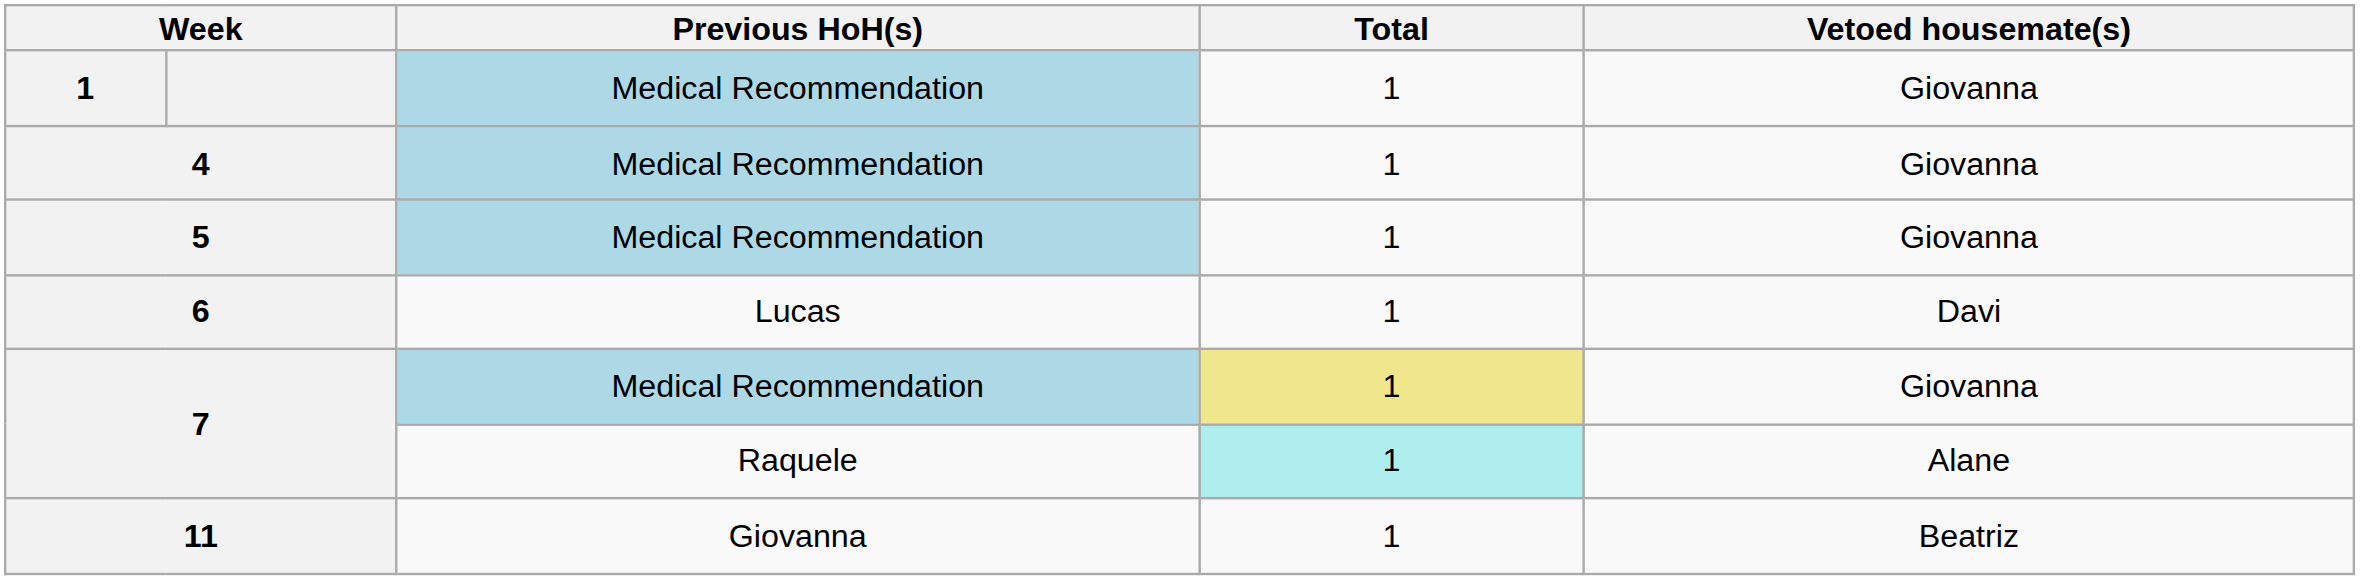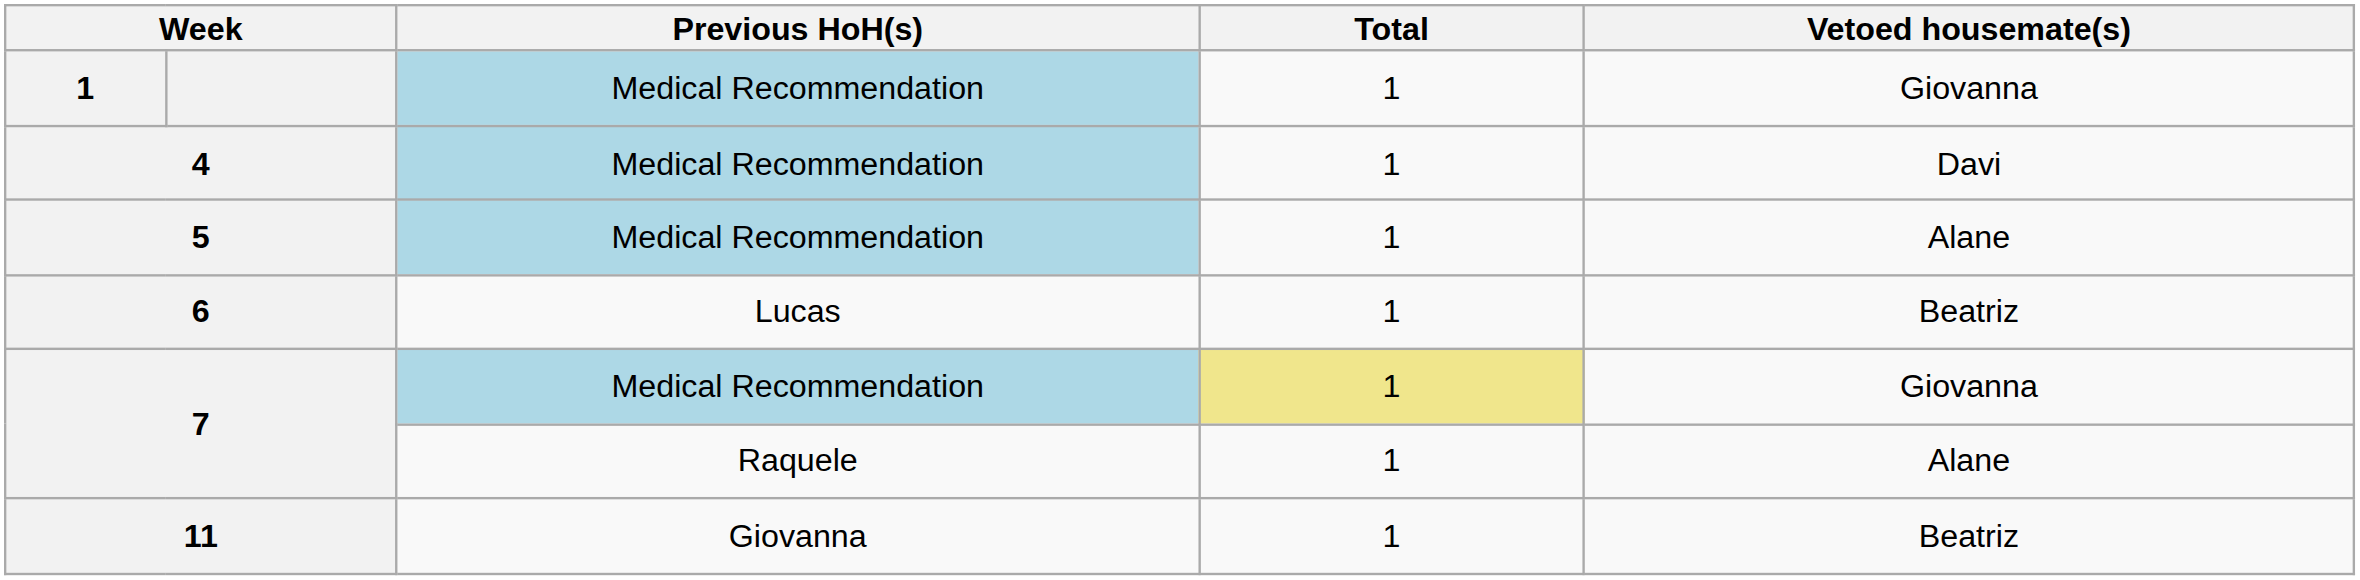(1969, 163) Giovanna -> (1969, 163) Davi
(1969, 237) Giovanna -> (1969, 237) Alane
(1969, 312) Davi -> (1969, 312) Beatriz
(1392, 461) paleturquoise background -> (1392, 461) no background
